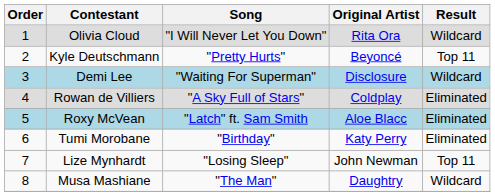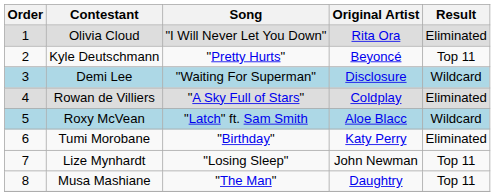(456, 35) Wildcard -> (456, 35) Eliminated
(456, 118) Eliminated -> (456, 118) Wildcard
(456, 181) Wildcard -> (456, 181) Top 11
